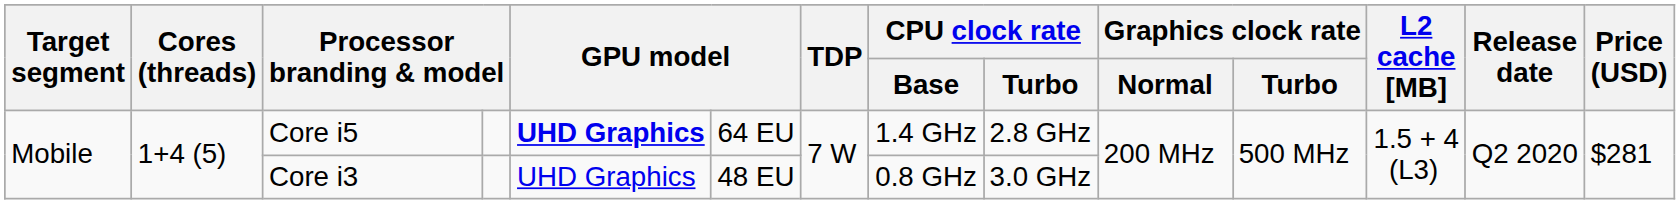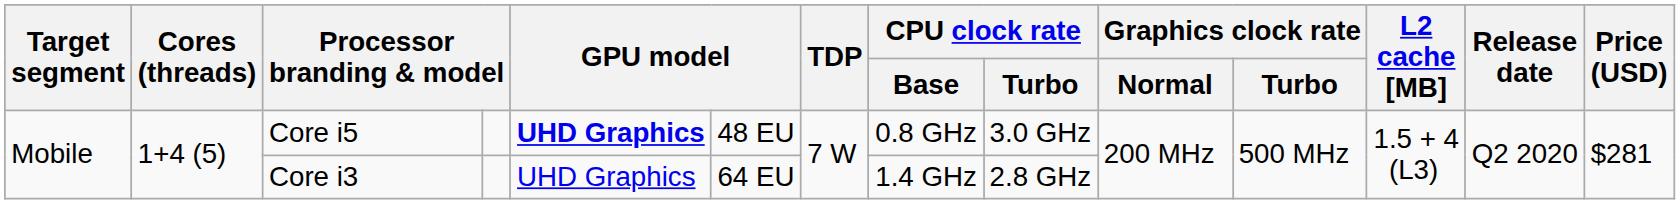(756, 132) 64 EU -> (756, 132) 48 EU
(926, 132) 1.4 GHz -> (926, 132) 0.8 GHz
(1040, 132) 2.8 GHz -> (1040, 132) 3.0 GHz
(756, 176) 48 EU -> (756, 176) 64 EU
(926, 176) 0.8 GHz -> (926, 176) 1.4 GHz
(1040, 176) 3.0 GHz -> (1040, 176) 2.8 GHz
